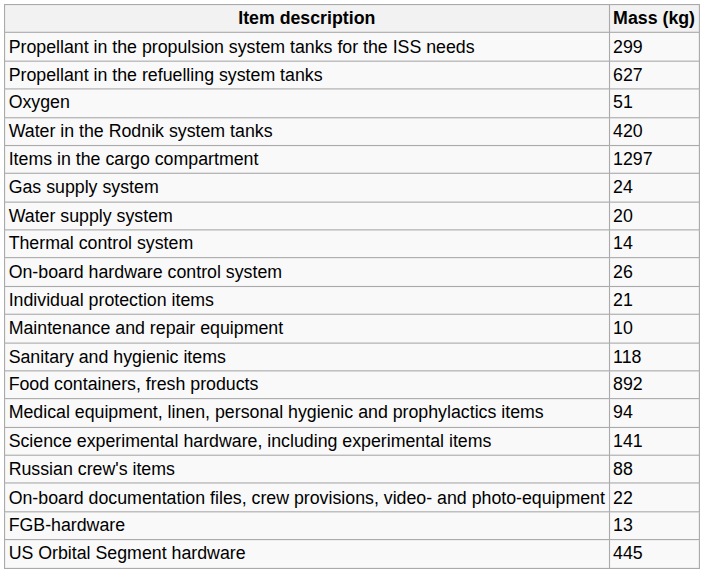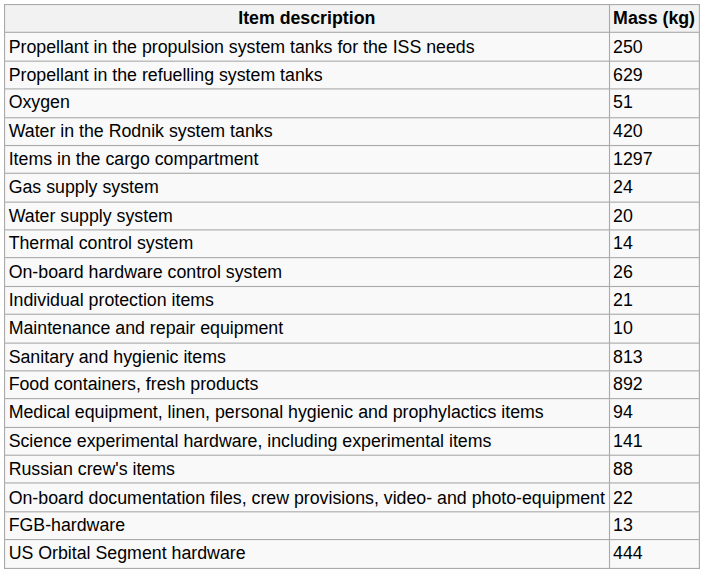(628, 46) 299 -> (628, 46) 250
(628, 74) 627 -> (628, 74) 629
(627, 356) 118 -> (628, 356) 813
(628, 553) 445 -> (628, 553) 444
